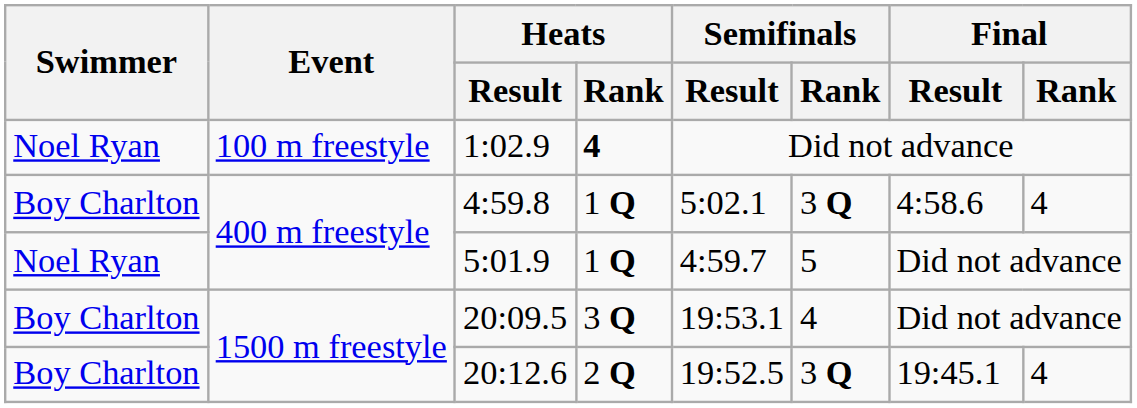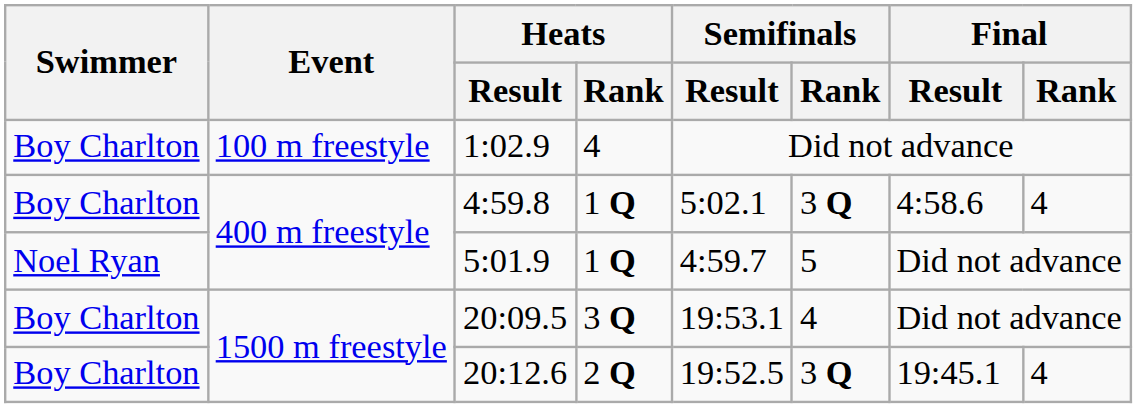(87, 146) Noel Ryan -> (106, 146) Boy Charlton
(592, 146) bold -> (592, 146) normal
